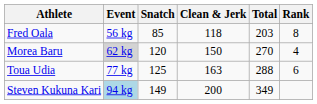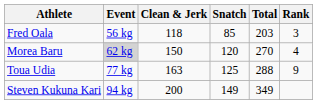columns swapped: (158, 14) <-> (213, 14)
(296, 33) 8 -> (296, 33) 3
(296, 71) 6 -> (296, 71) 9
(119, 90) lightblue background -> (119, 90) no background
